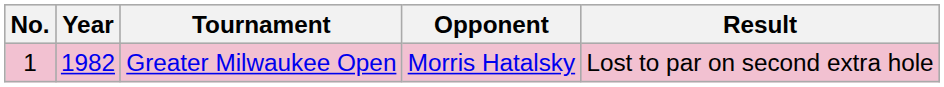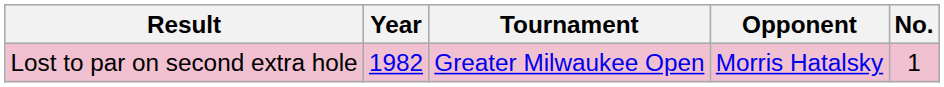columns swapped: (30, 24) <-> (760, 24)
